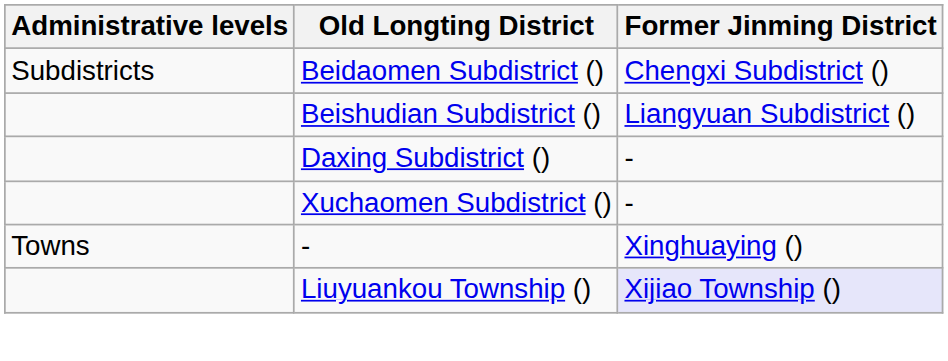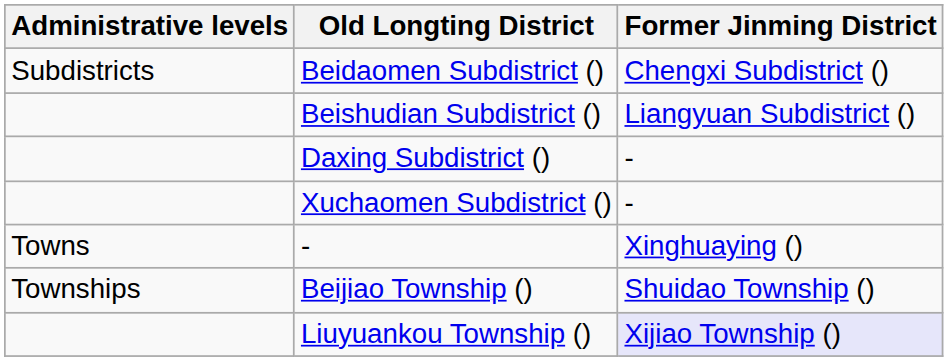+ row: (417, 289)
